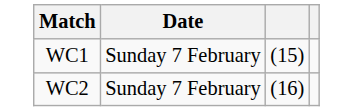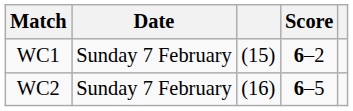+ column: (309, 21)
